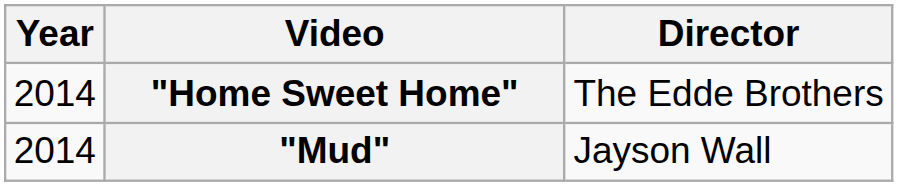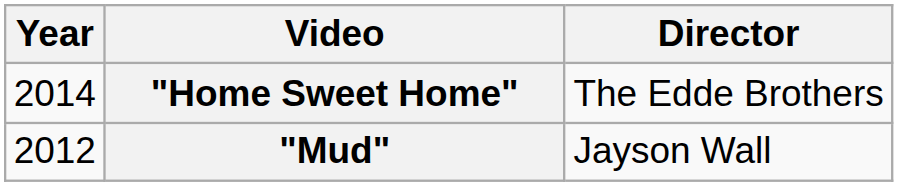(55, 151) 2014 -> (55, 151) 2012
